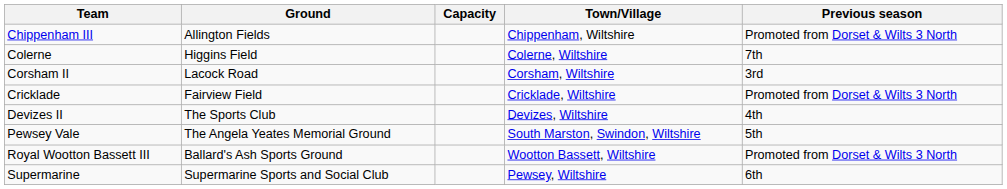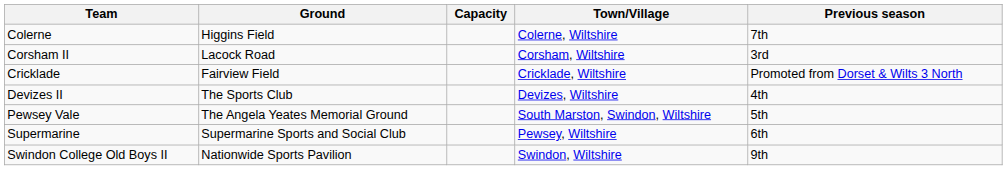- row: (50, 34)
- row: (79, 154)
+ row: (87, 154)
